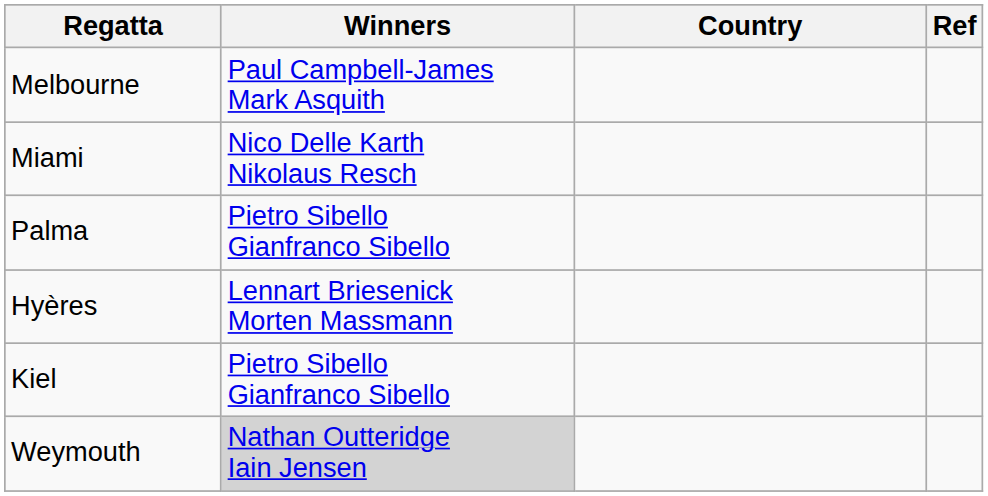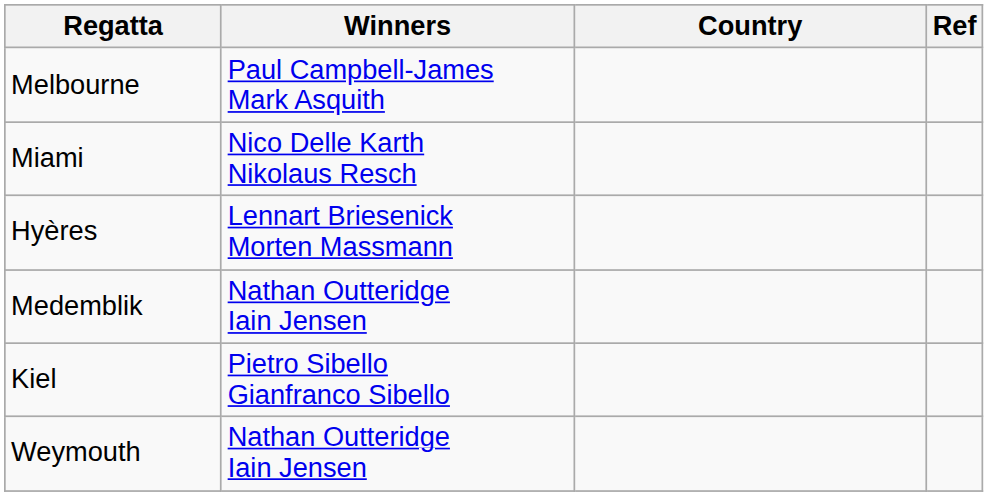- row: (50, 231)
+ row: (77, 305)
(339, 453) lightgrey background -> (339, 453) no background
